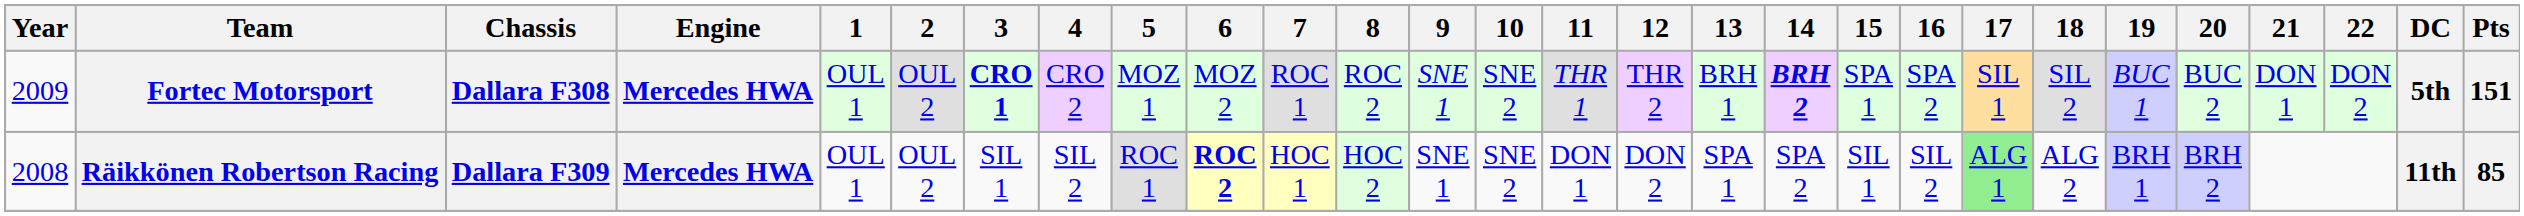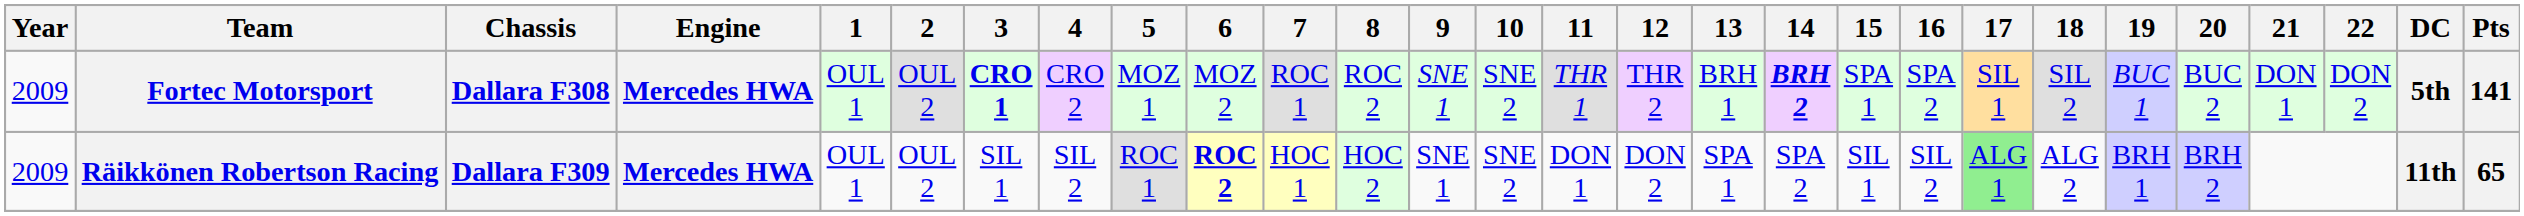(2491, 90) 151 -> (2491, 90) 141
(40, 170) 2008 -> (40, 170) 2009
(2491, 170) 85 -> (2491, 170) 65
